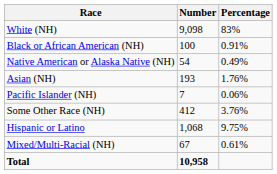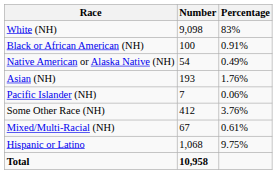rows swapped: (61, 144) <-> (46, 128)
